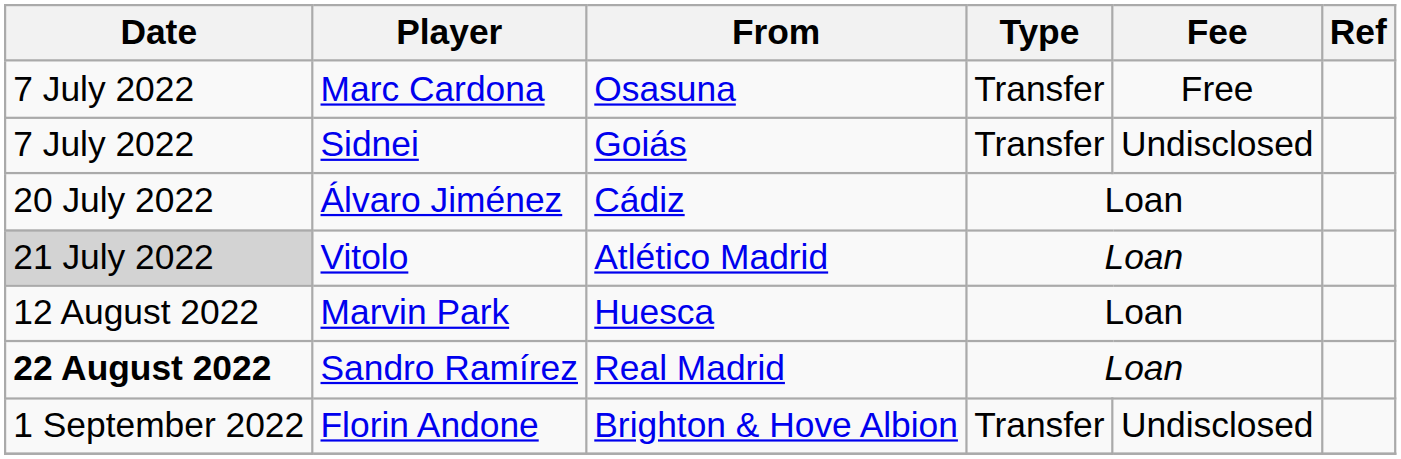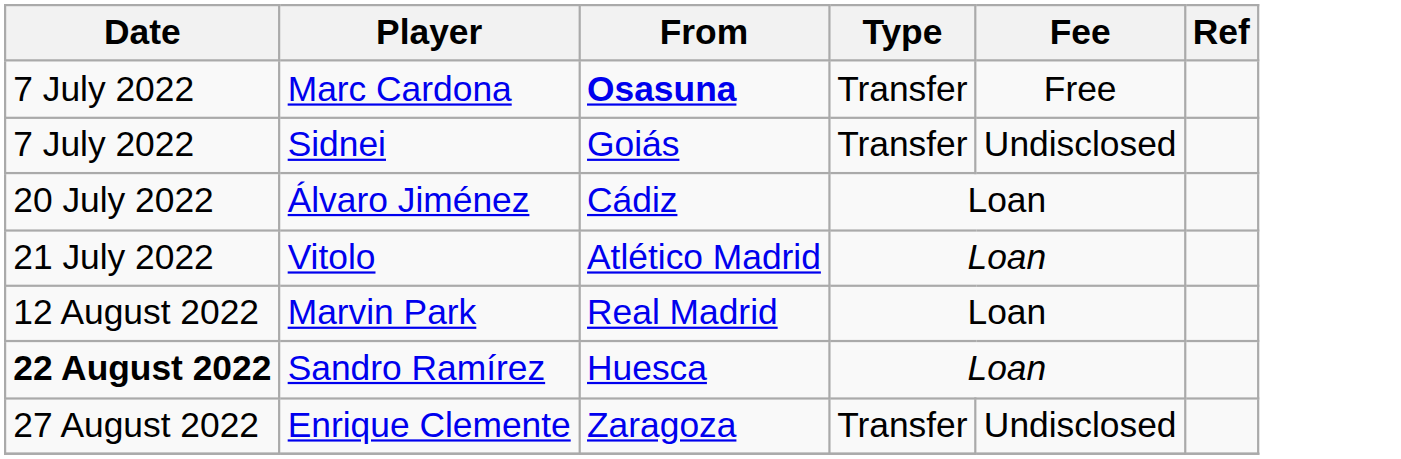(665, 88) normal -> (662, 88) bold
(114, 256) lightgrey background -> (114, 256) no background
(654, 312) Huesca -> (682, 312) Real Madrid
(690, 369) Real Madrid -> (647, 369) Huesca
+ row: (429, 425)
- row: (430, 425)
